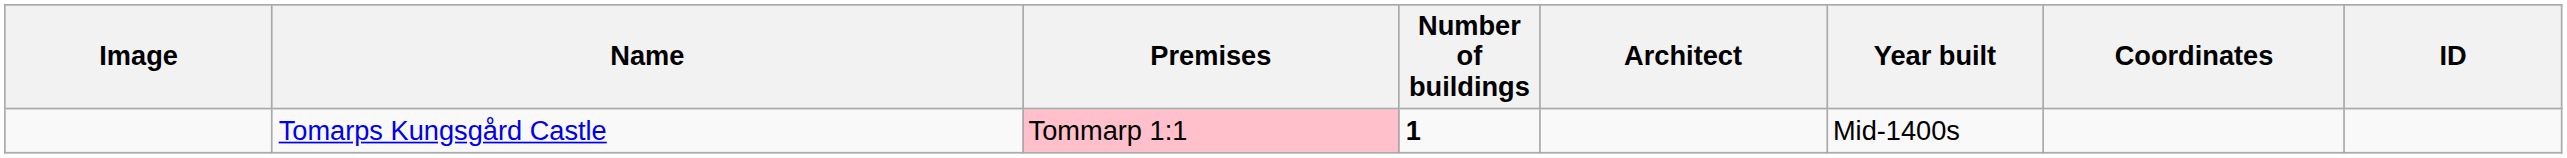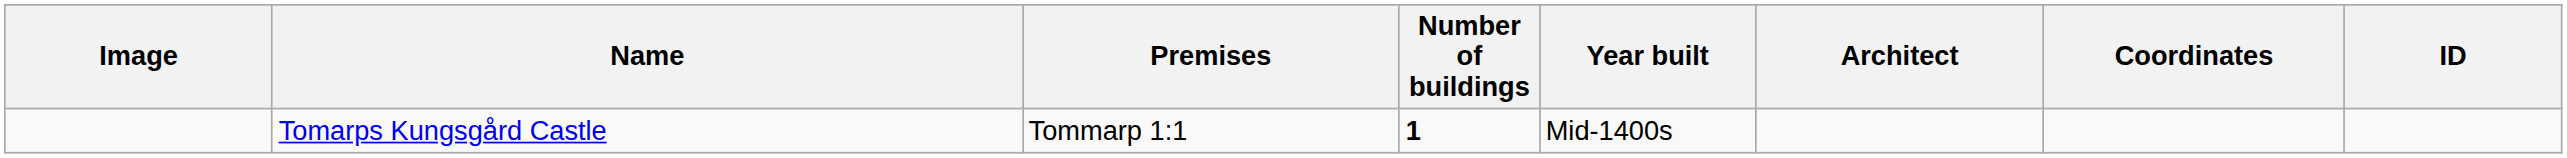columns swapped: (1935, 56) <-> (1683, 56)
(1108, 130) pink background -> (1108, 130) no background
